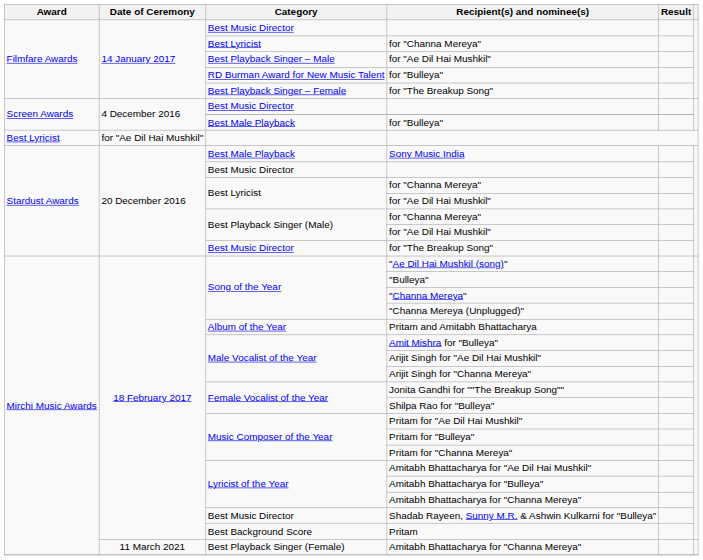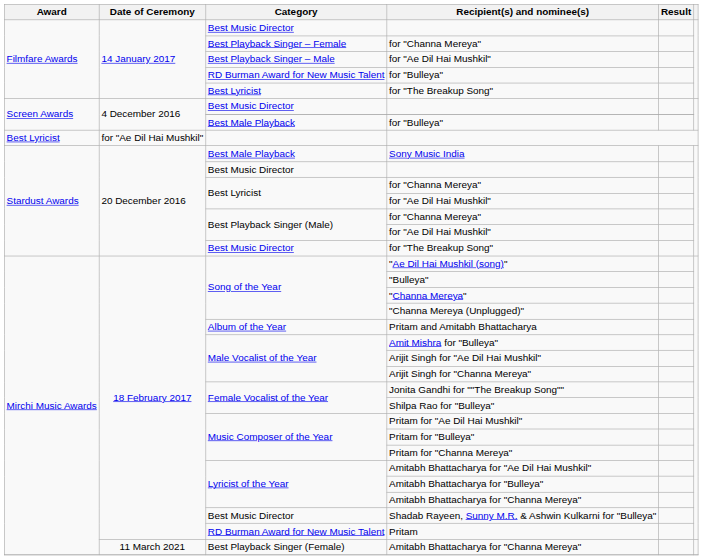(234, 43) Best Lyricist -> (277, 43) Best Playback Singer – Female
(277, 91) Best Playback Singer – Female -> (234, 91) Best Lyricist
(260, 531) Best Background Score -> (296, 531) RD Burman Award for New Music Talent
